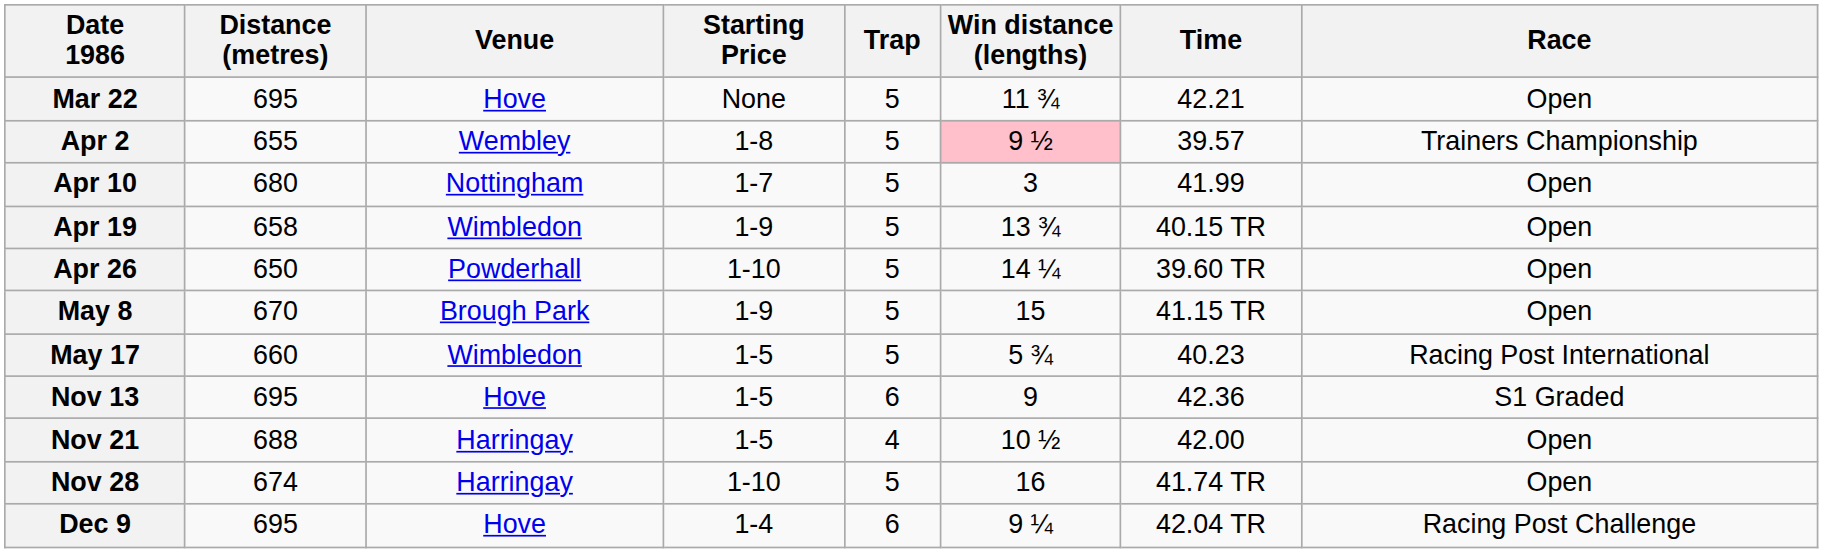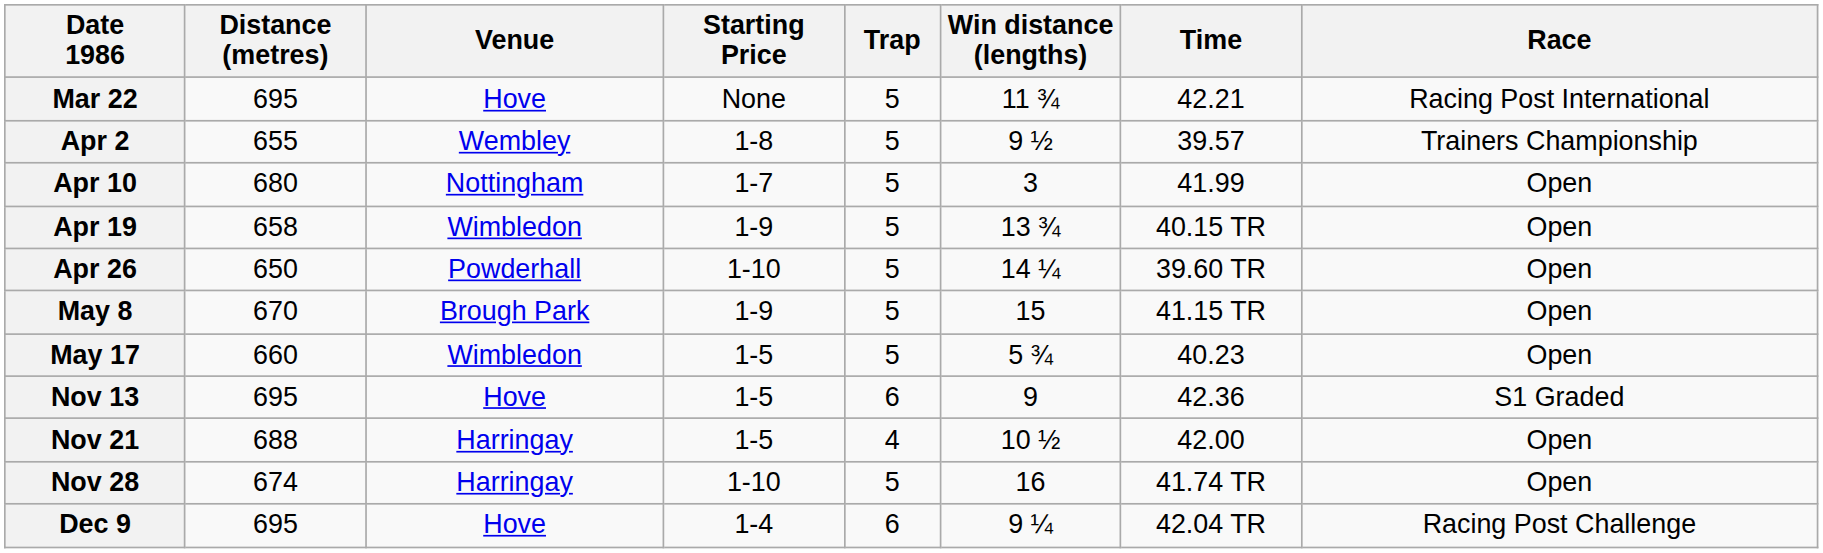(1559, 98) Open -> (1559, 98) Racing Post International
(1031, 141) pink background -> (1031, 141) no background
(1559, 354) Racing Post International -> (1559, 354) Open
